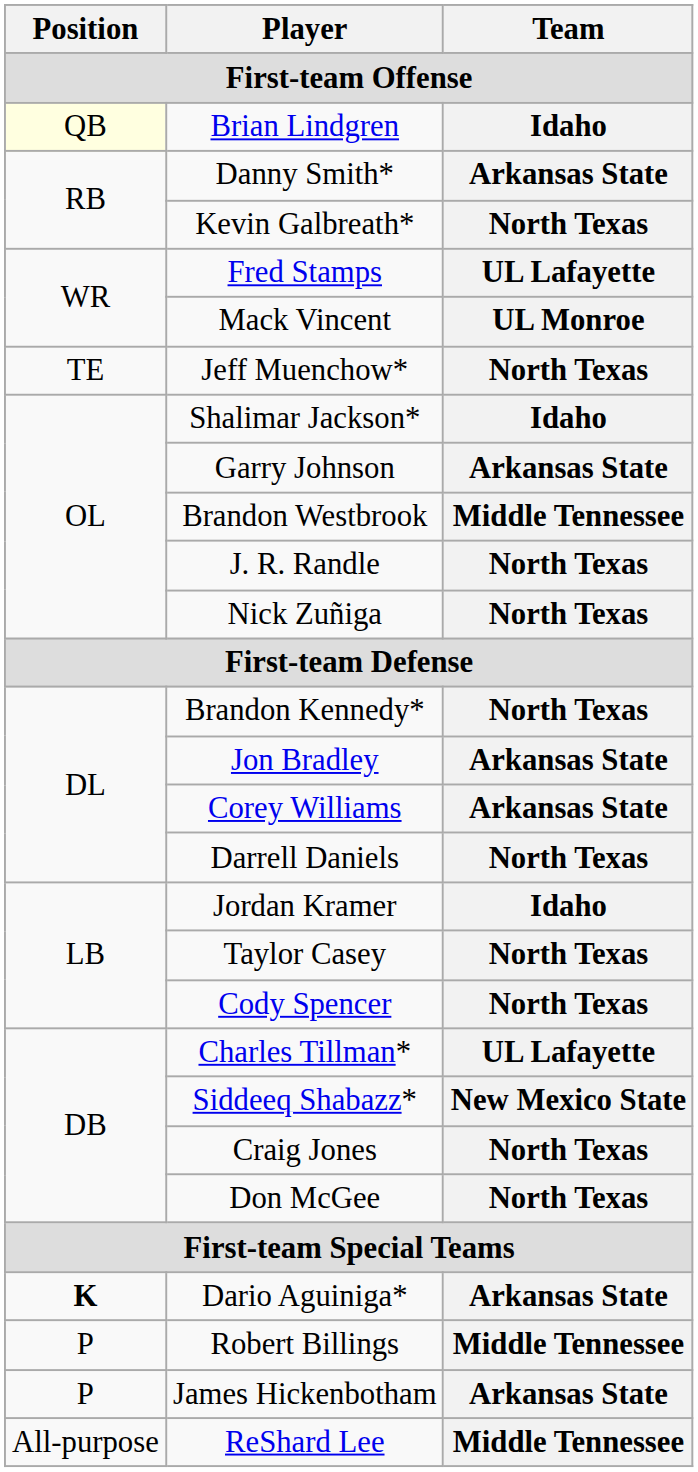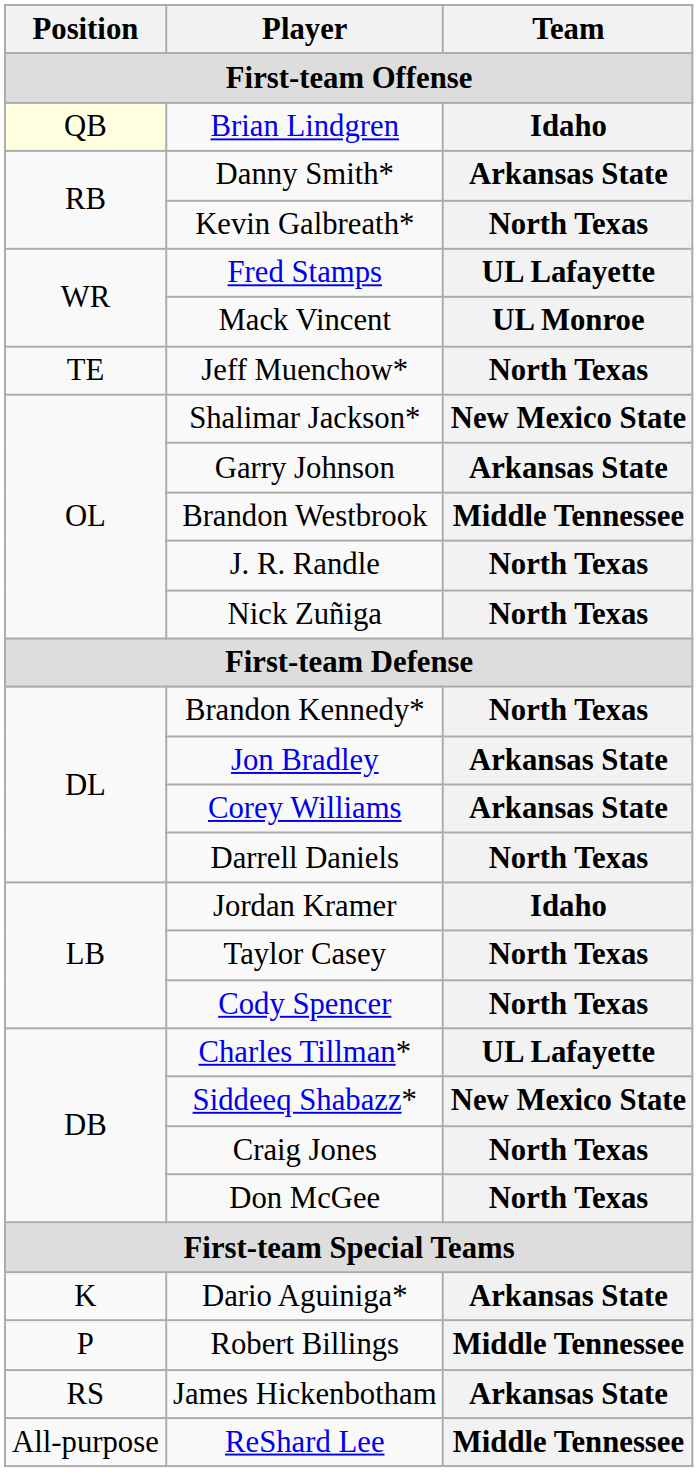(568, 418) Idaho -> (568, 418) New Mexico State
(85, 1295) bold -> (85, 1295) normal
(85, 1393) P -> (85, 1393) RS
